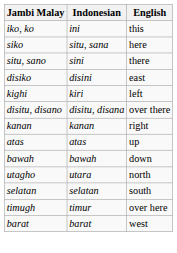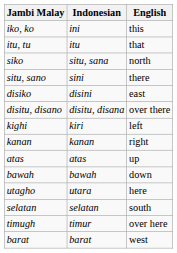+ row: (19, 45)
(138, 45) here -> (140, 61) north
rows swapped: (34, 110) <-> (17, 93)
(140, 175) north -> (138, 191) here
